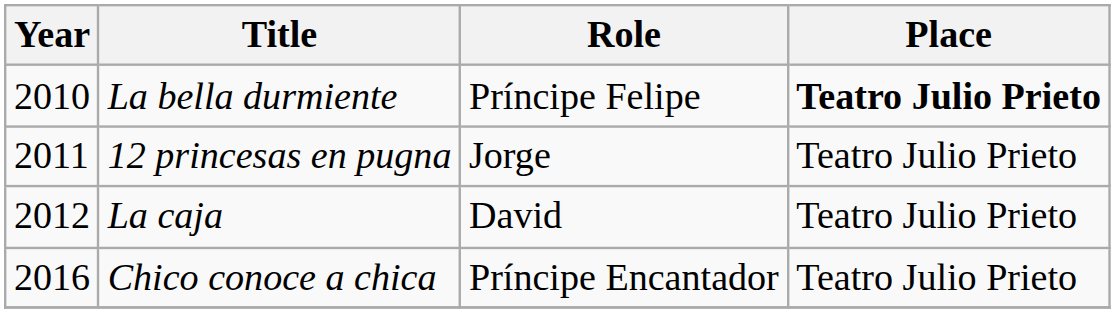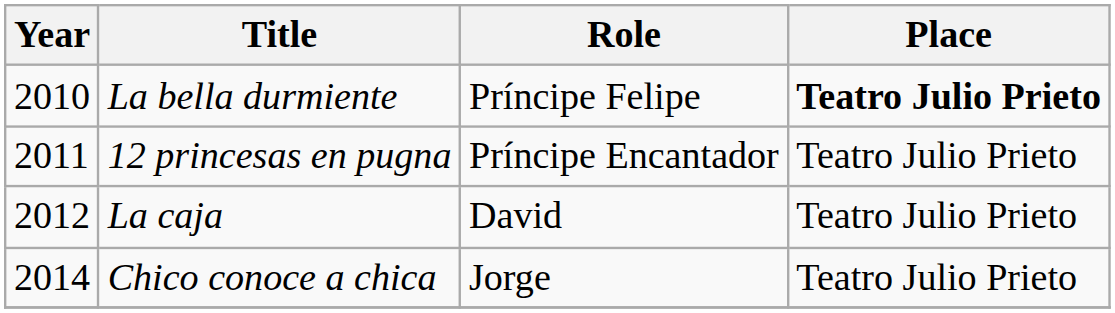(510, 155) Jorge -> (624, 155) Príncipe Encantador
(52, 276) 2016 -> (52, 276) 2014
(624, 276) Príncipe Encantador -> (510, 276) Jorge
